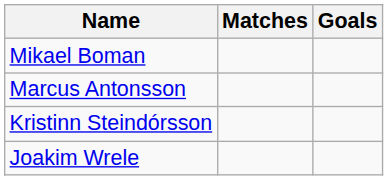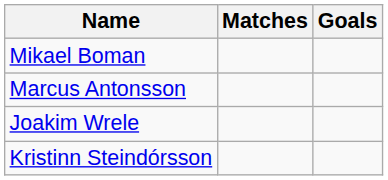rows swapped: (74, 157) <-> (111, 123)
